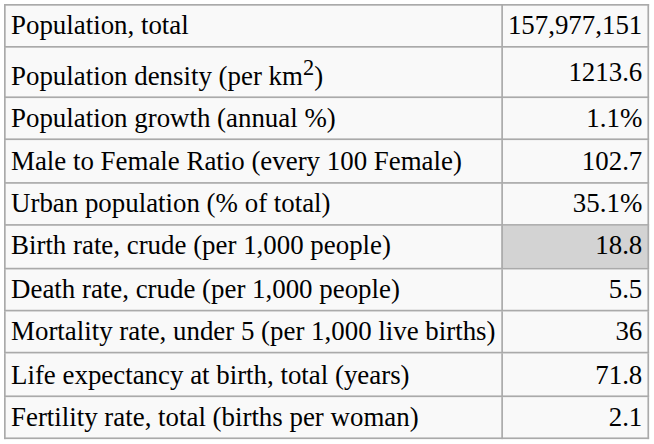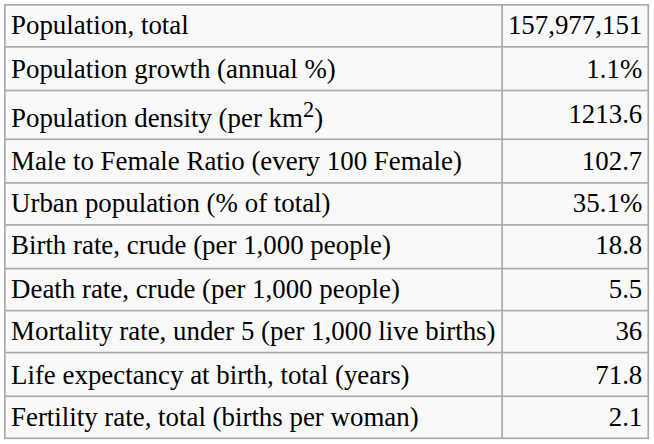rows swapped: (167, 72) <-> (173, 118)
(619, 246) lightgrey background -> (619, 246) no background
